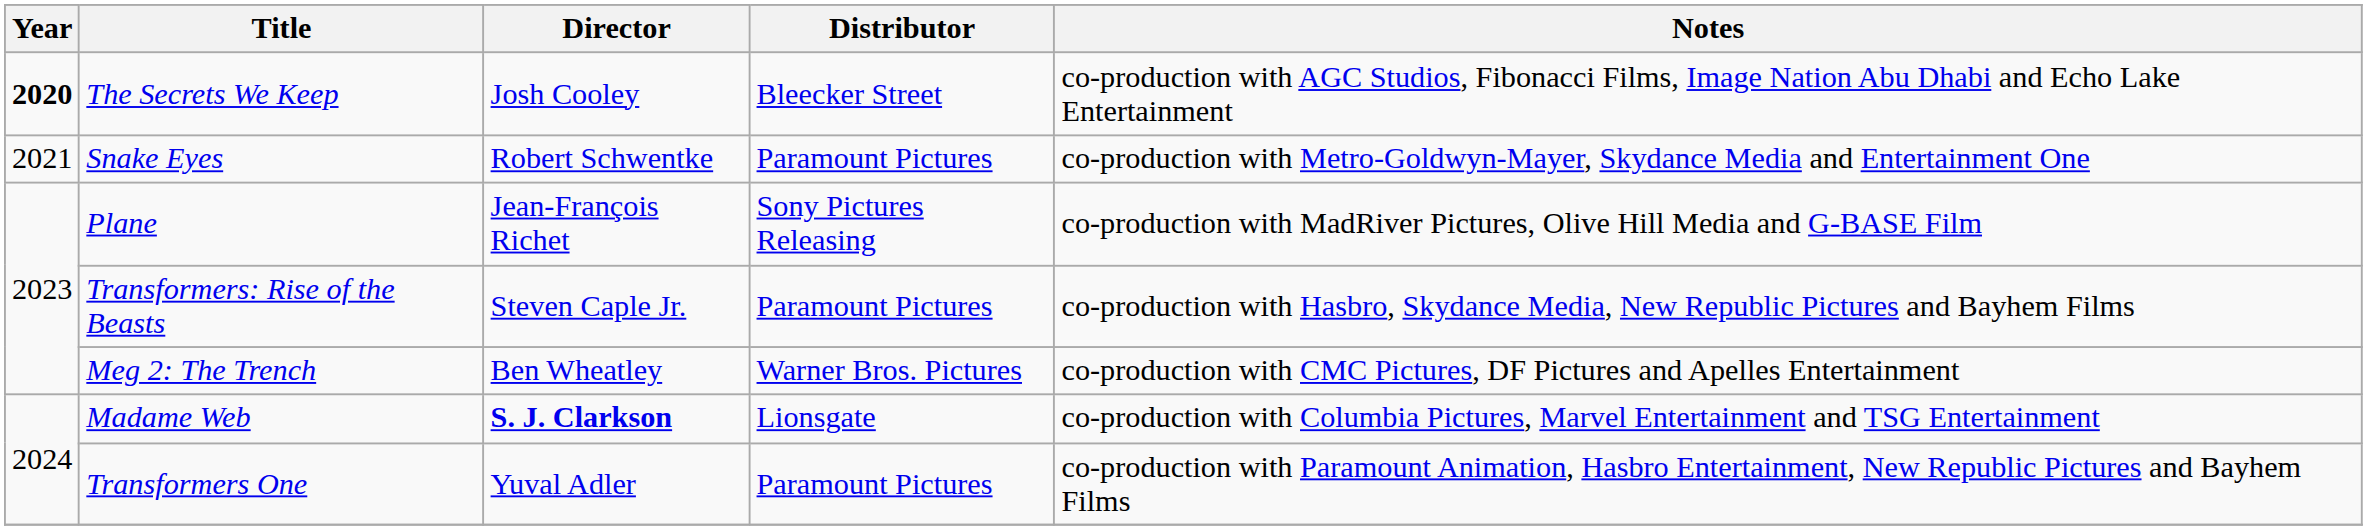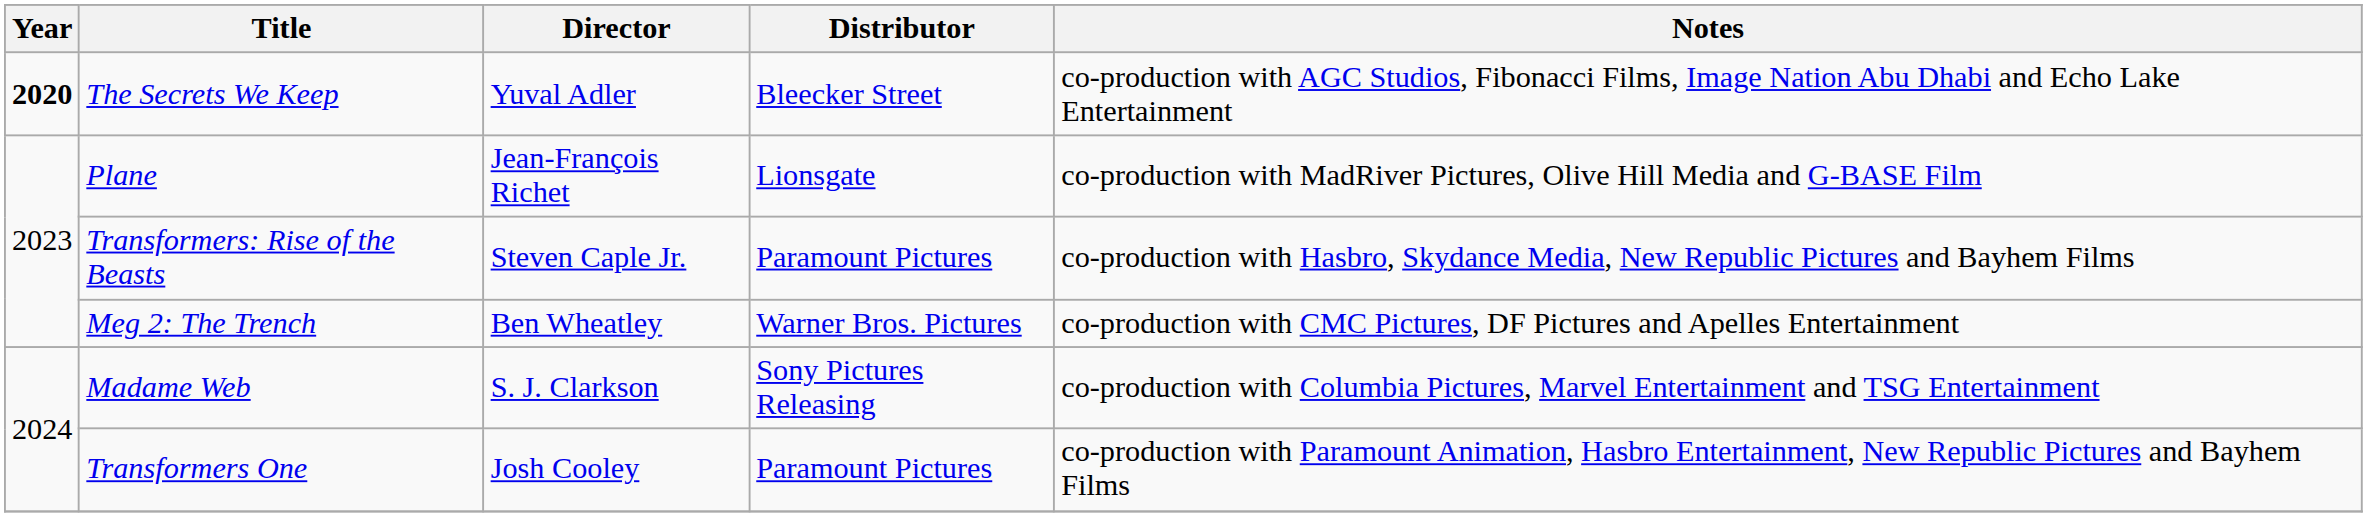(565, 93) Josh Cooley -> (563, 93) Yuval Adler
- row: (155, 158)
(840, 223) Sony Pictures Releasing -> (816, 175) Lionsgate
(581, 418) bold -> (575, 387) normal
(816, 418) Lionsgate -> (840, 387) Sony Pictures Releasing
(563, 483) Yuval Adler -> (565, 469) Josh Cooley
